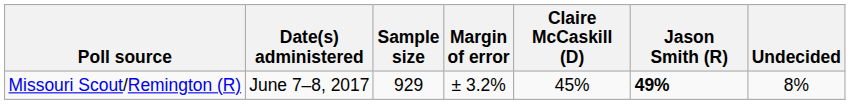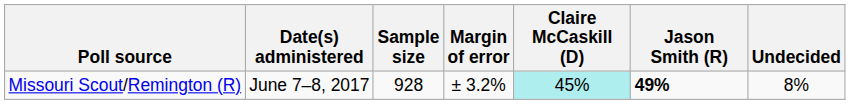(409, 85) 929 -> (409, 85) 928
(572, 85) no background -> (572, 85) paleturquoise background
